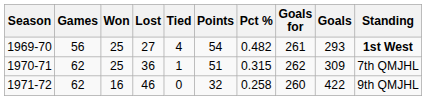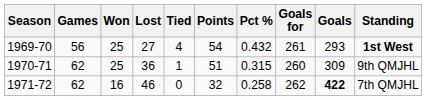(256, 47) 0.482 -> (256, 47) 0.432
(295, 66) 262 -> (295, 66) 260
(388, 66) 7th QMJHL -> (388, 66) 9th QMJHL
(295, 85) 260 -> (295, 85) 262
(335, 85) normal -> (335, 85) bold
(388, 85) 9th QMJHL -> (388, 85) 7th QMJHL
